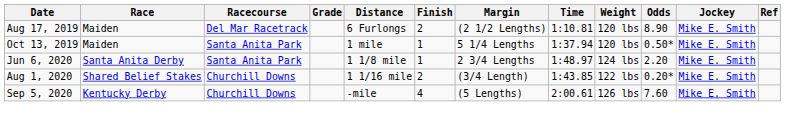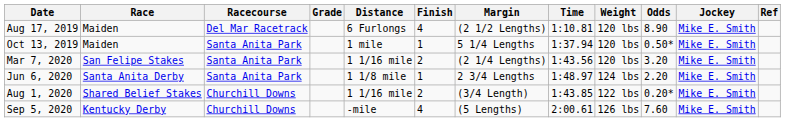(420, 29) 2 -> (420, 29) 4
+ row: (39, 61)
